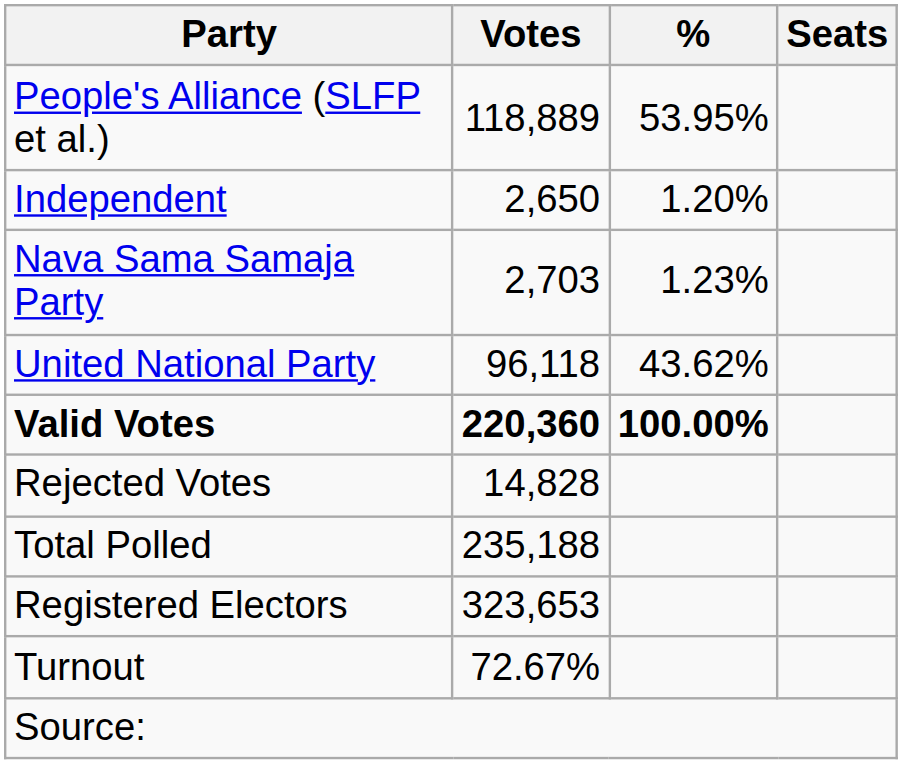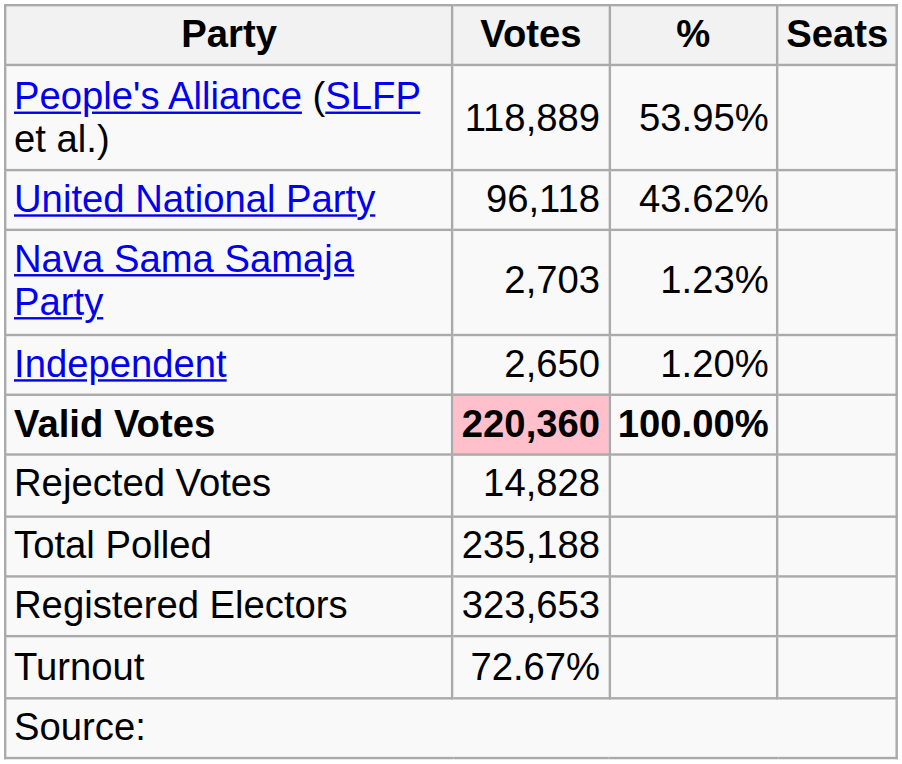rows swapped: (195, 363) <-> (120, 199)
(531, 424) no background -> (531, 424) pink background
